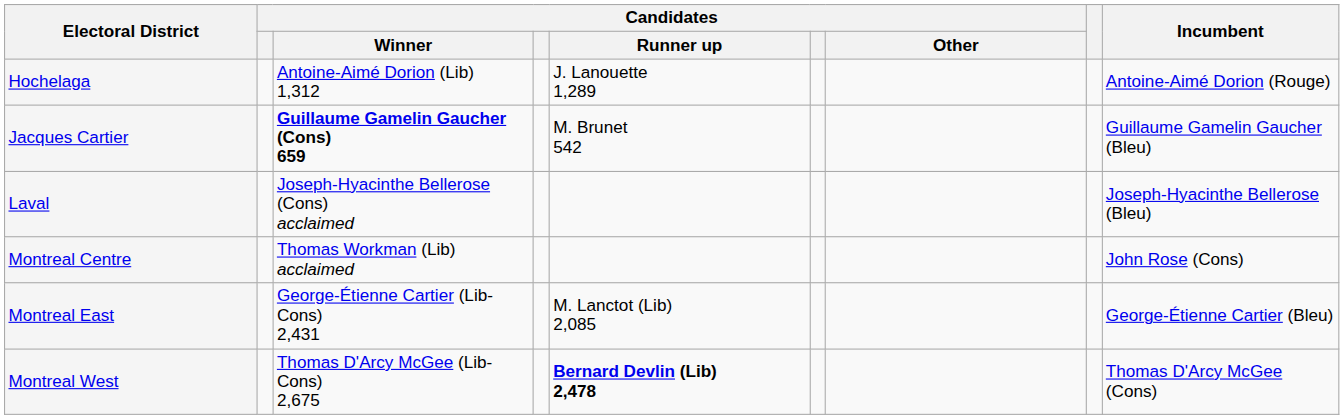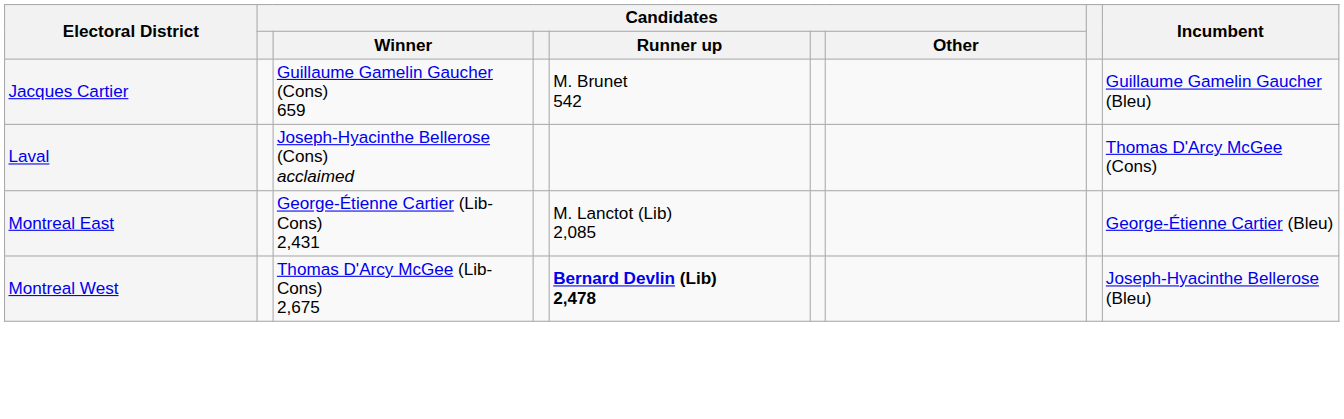- row: (49, 82)
(392, 138) bold -> (385, 91) normal
(1212, 203) Joseph-Hyacinthe Bellerose (Bleu) -> (1194, 157) Thomas D'Arcy McGee (Cons)
- row: (70, 259)
(1194, 381) Thomas D'Arcy McGee (Cons) -> (1212, 288) Joseph-Hyacinthe Bellerose (Bleu)
